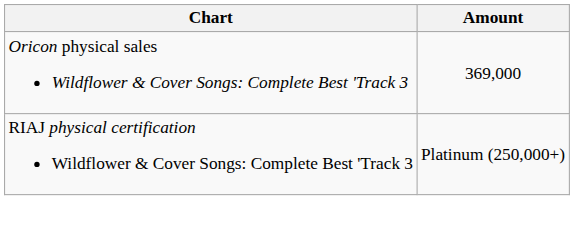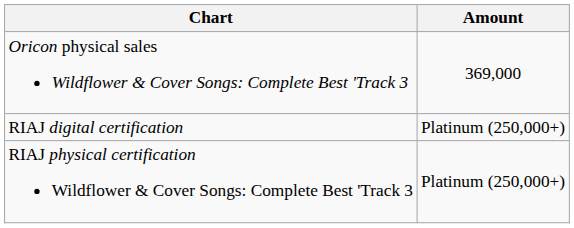+ row: (96, 127)
